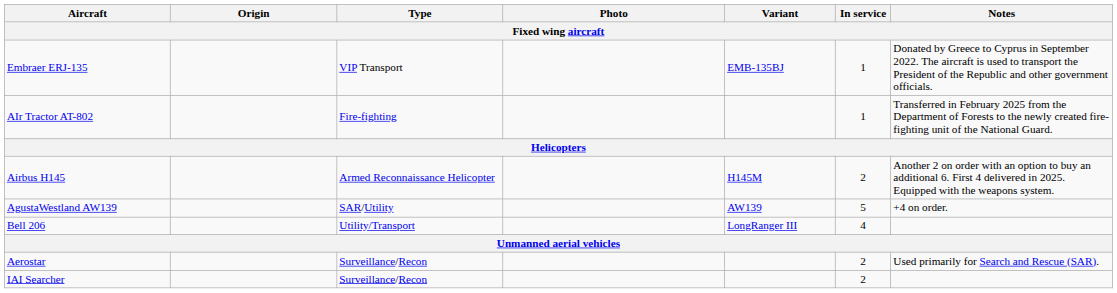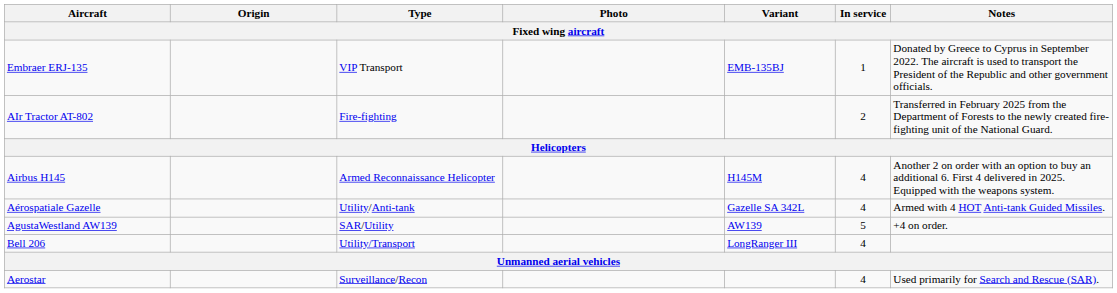(863, 117) 1 -> (863, 117) 2
(863, 177) 2 -> (863, 177) 4
+ row: (54, 208)
(863, 261) 2 -> (863, 279) 4
- row: (36, 279)
